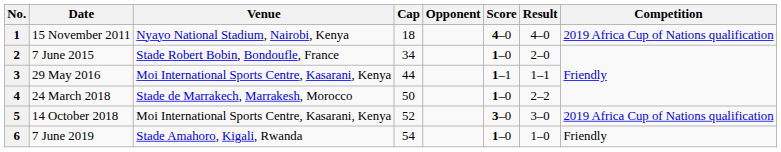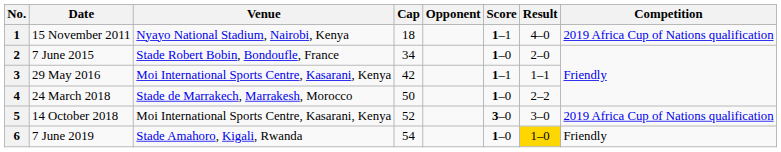(502, 34) 4–0 -> (502, 34) 1–1
(408, 75) 44 -> (408, 75) 42
(540, 136) no background -> (540, 136) gold background
